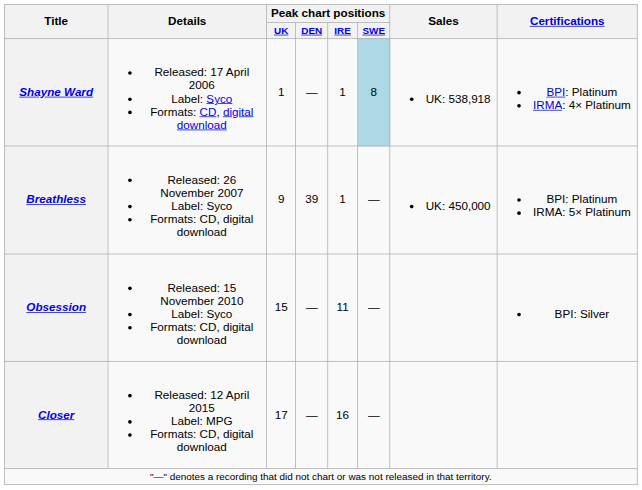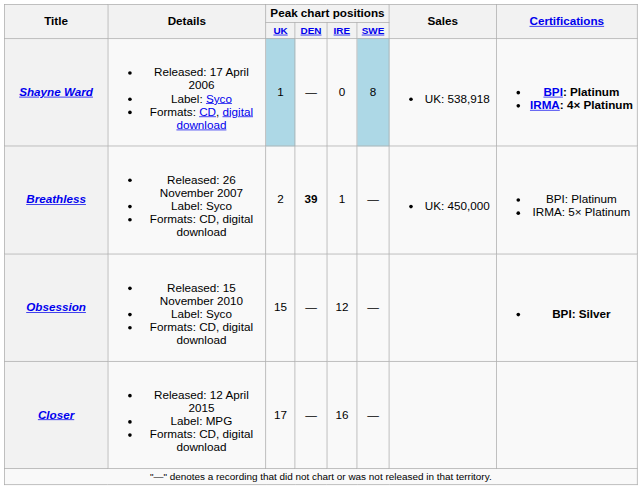(281, 92) no background -> (281, 92) lightblue background
(343, 92) 1 -> (342, 92) 0
(567, 99) normal -> (567, 99) bold
(281, 200) 9 -> (281, 200) 2
(312, 200) normal -> (311, 200) bold
(343, 307) 11 -> (342, 307) 12
(567, 314) normal -> (567, 314) bold
